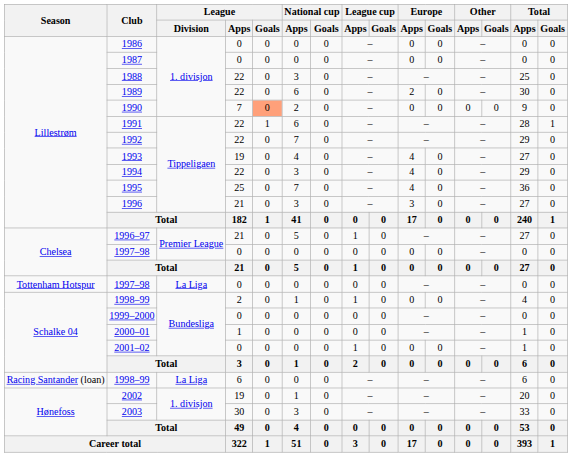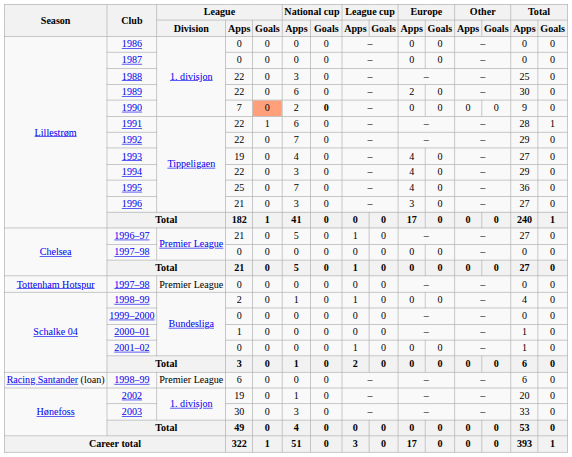(326, 108) normal -> (326, 108) bold
(191, 284) La Liga -> (191, 284) Premier League
(191, 380) La Liga -> (191, 380) Premier League
